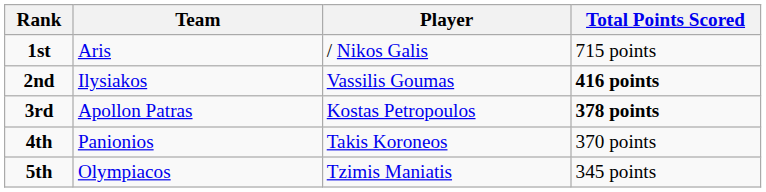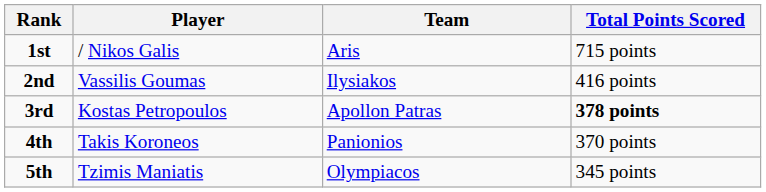columns swapped: (447, 19) <-> (198, 19)
(617, 80) bold -> (616, 80) normal
